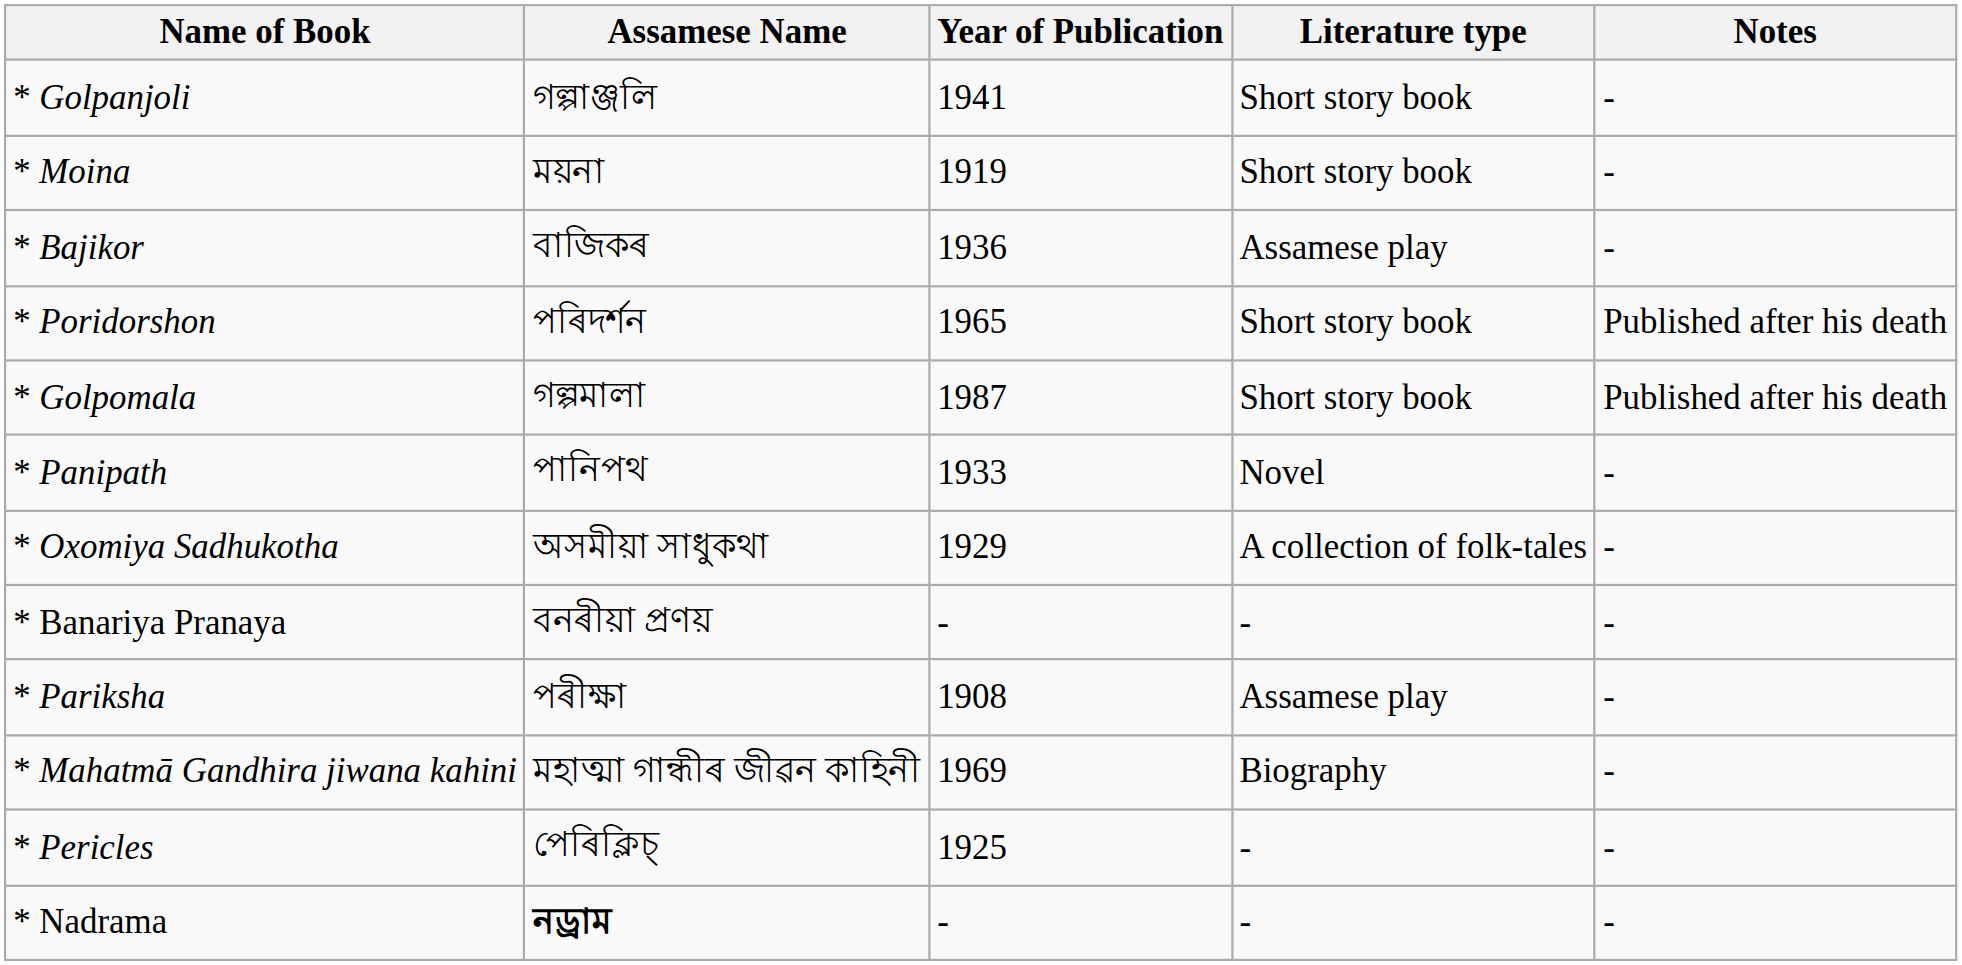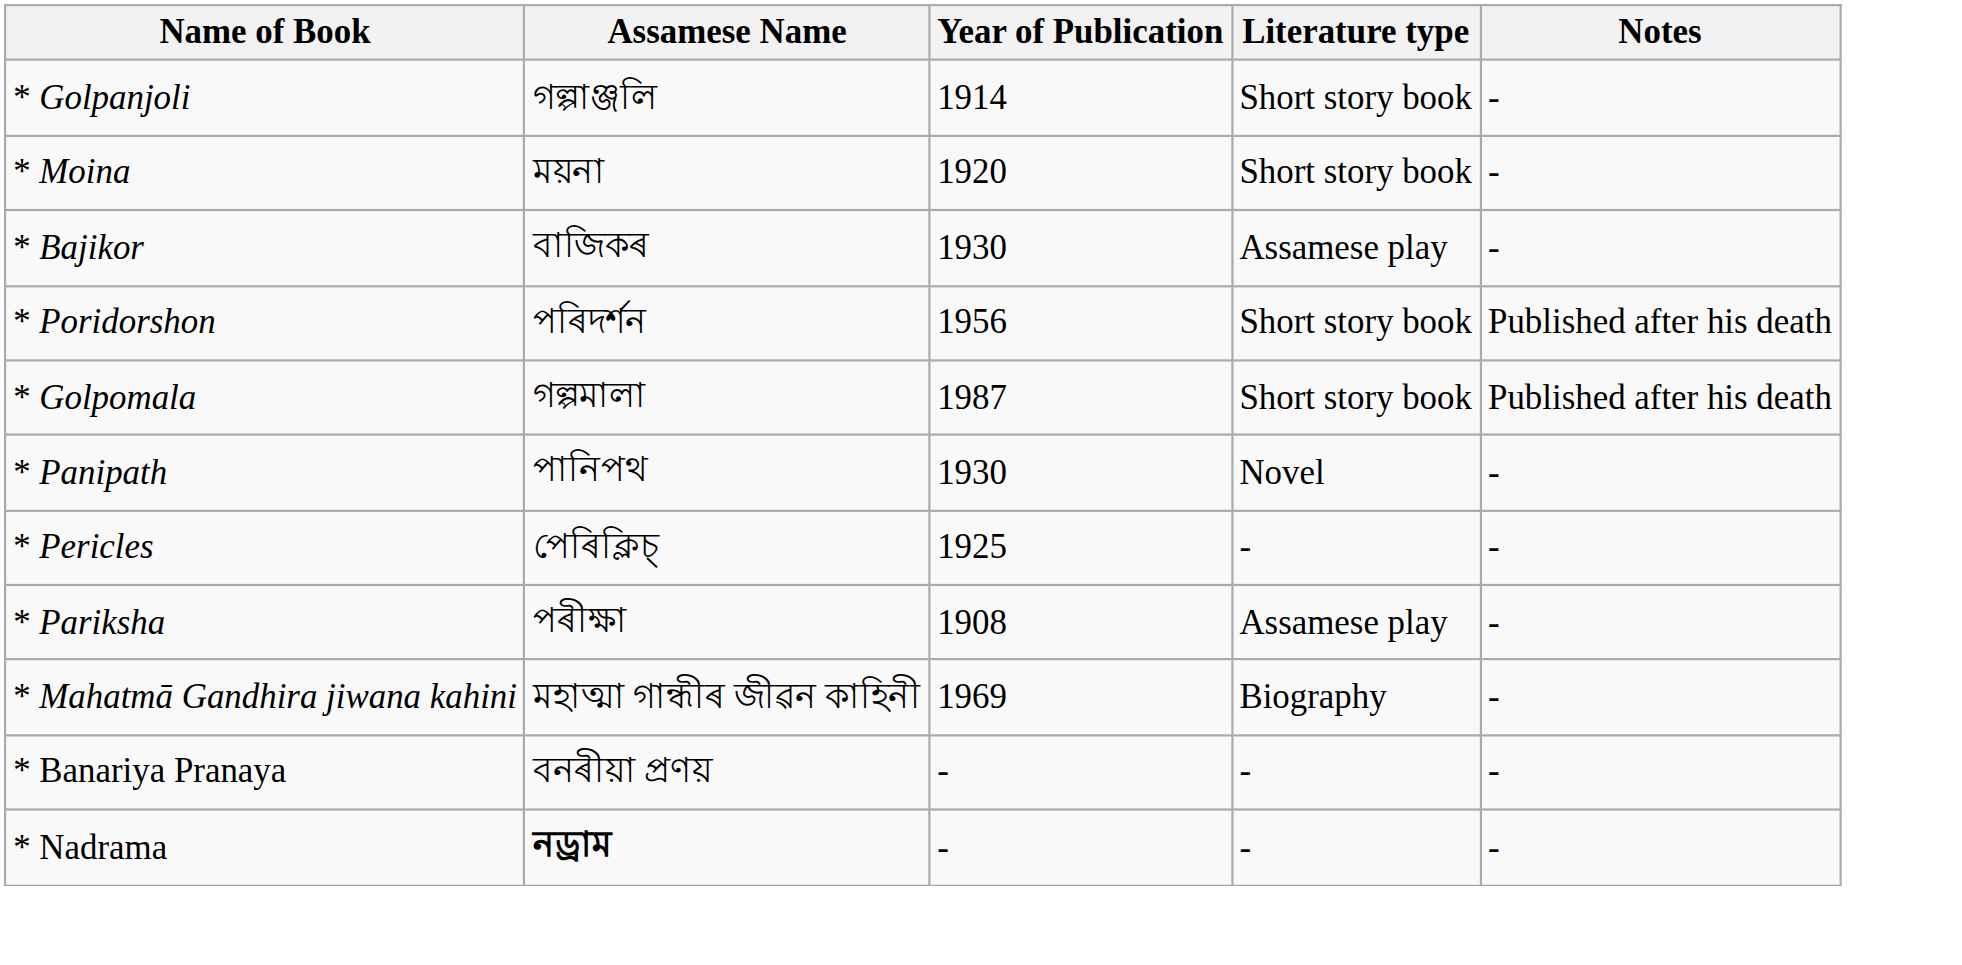(972, 97) 1941 -> (972, 97) 1914
(972, 172) 1919 -> (972, 172) 1920
(972, 247) 1936 -> (972, 247) 1930
(972, 322) 1965 -> (972, 322) 1956
(972, 471) 1933 -> (972, 471) 1930
- row: (176, 546)
rows swapped: (83, 846) <-> (150, 621)
